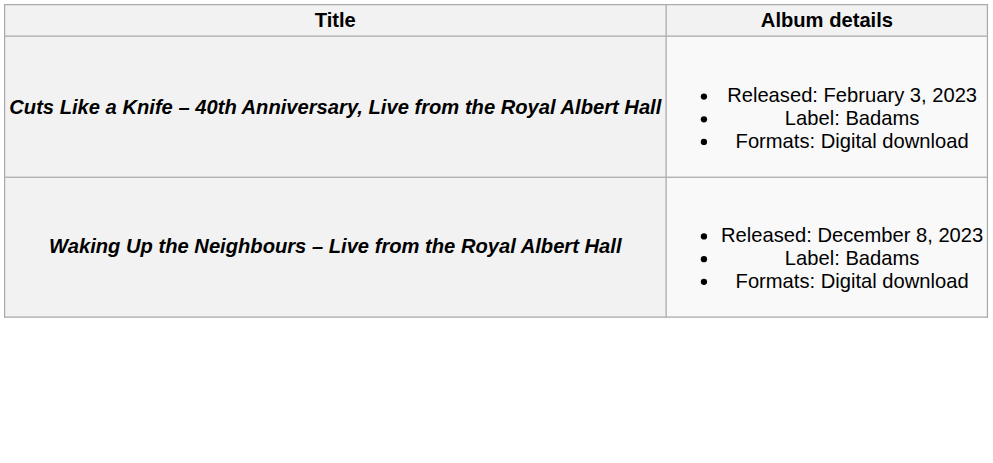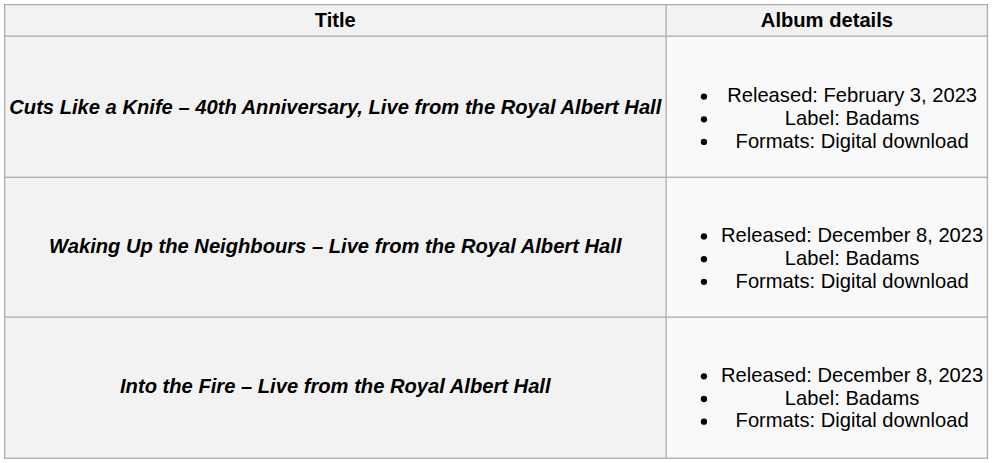+ row: (335, 387)
